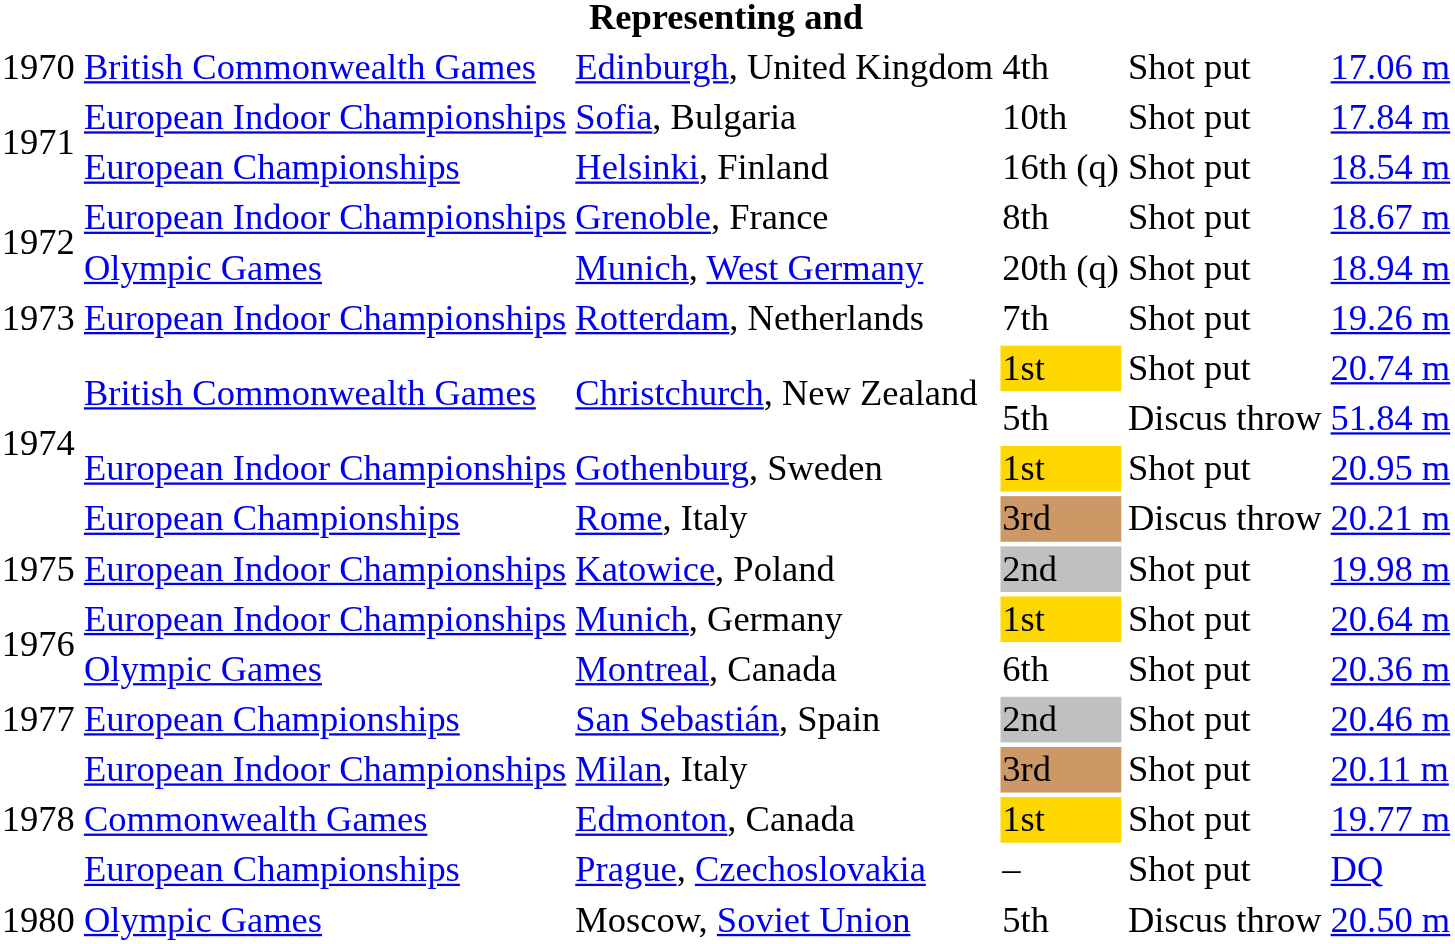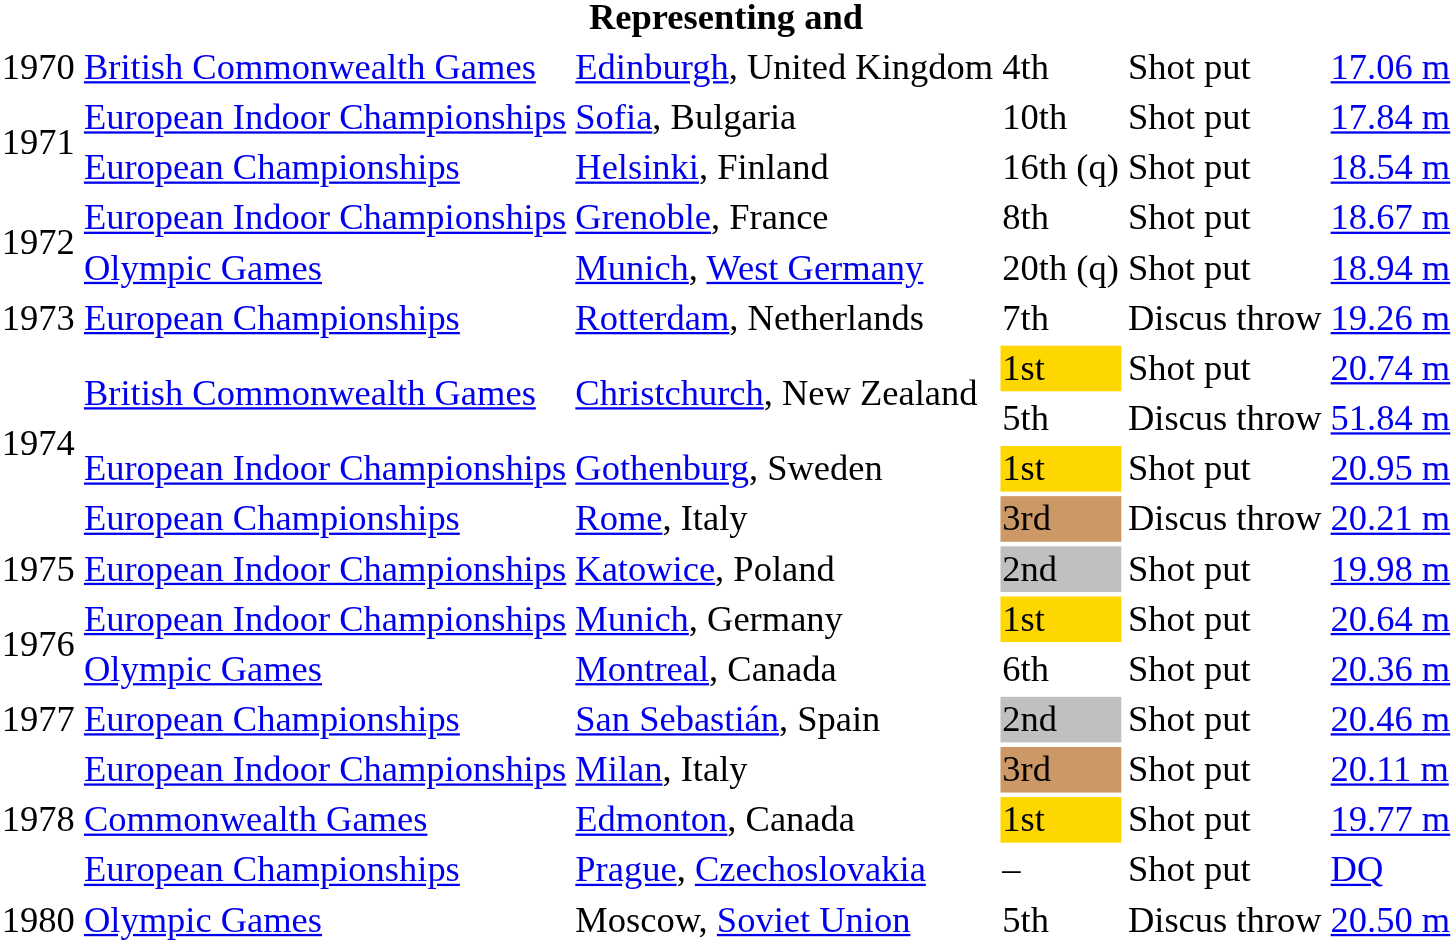(325, 317) European Indoor Championships -> (272, 317) European Championships
(1189, 317) Shot put -> (1225, 317) Discus throw
